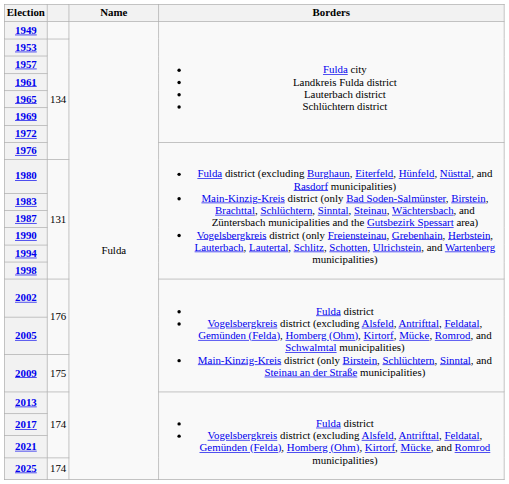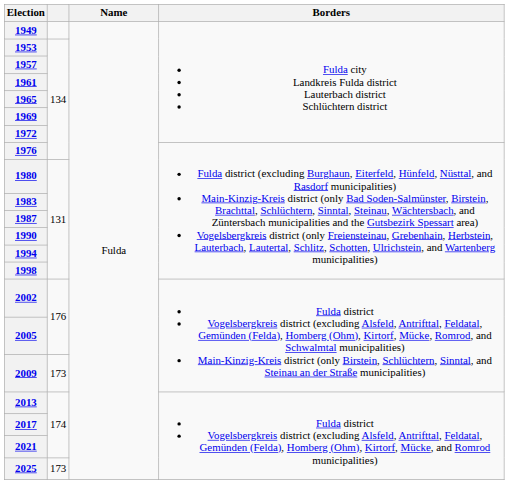(58, 373) 175 -> (58, 373) 173
(58, 468) 174 -> (58, 468) 173
